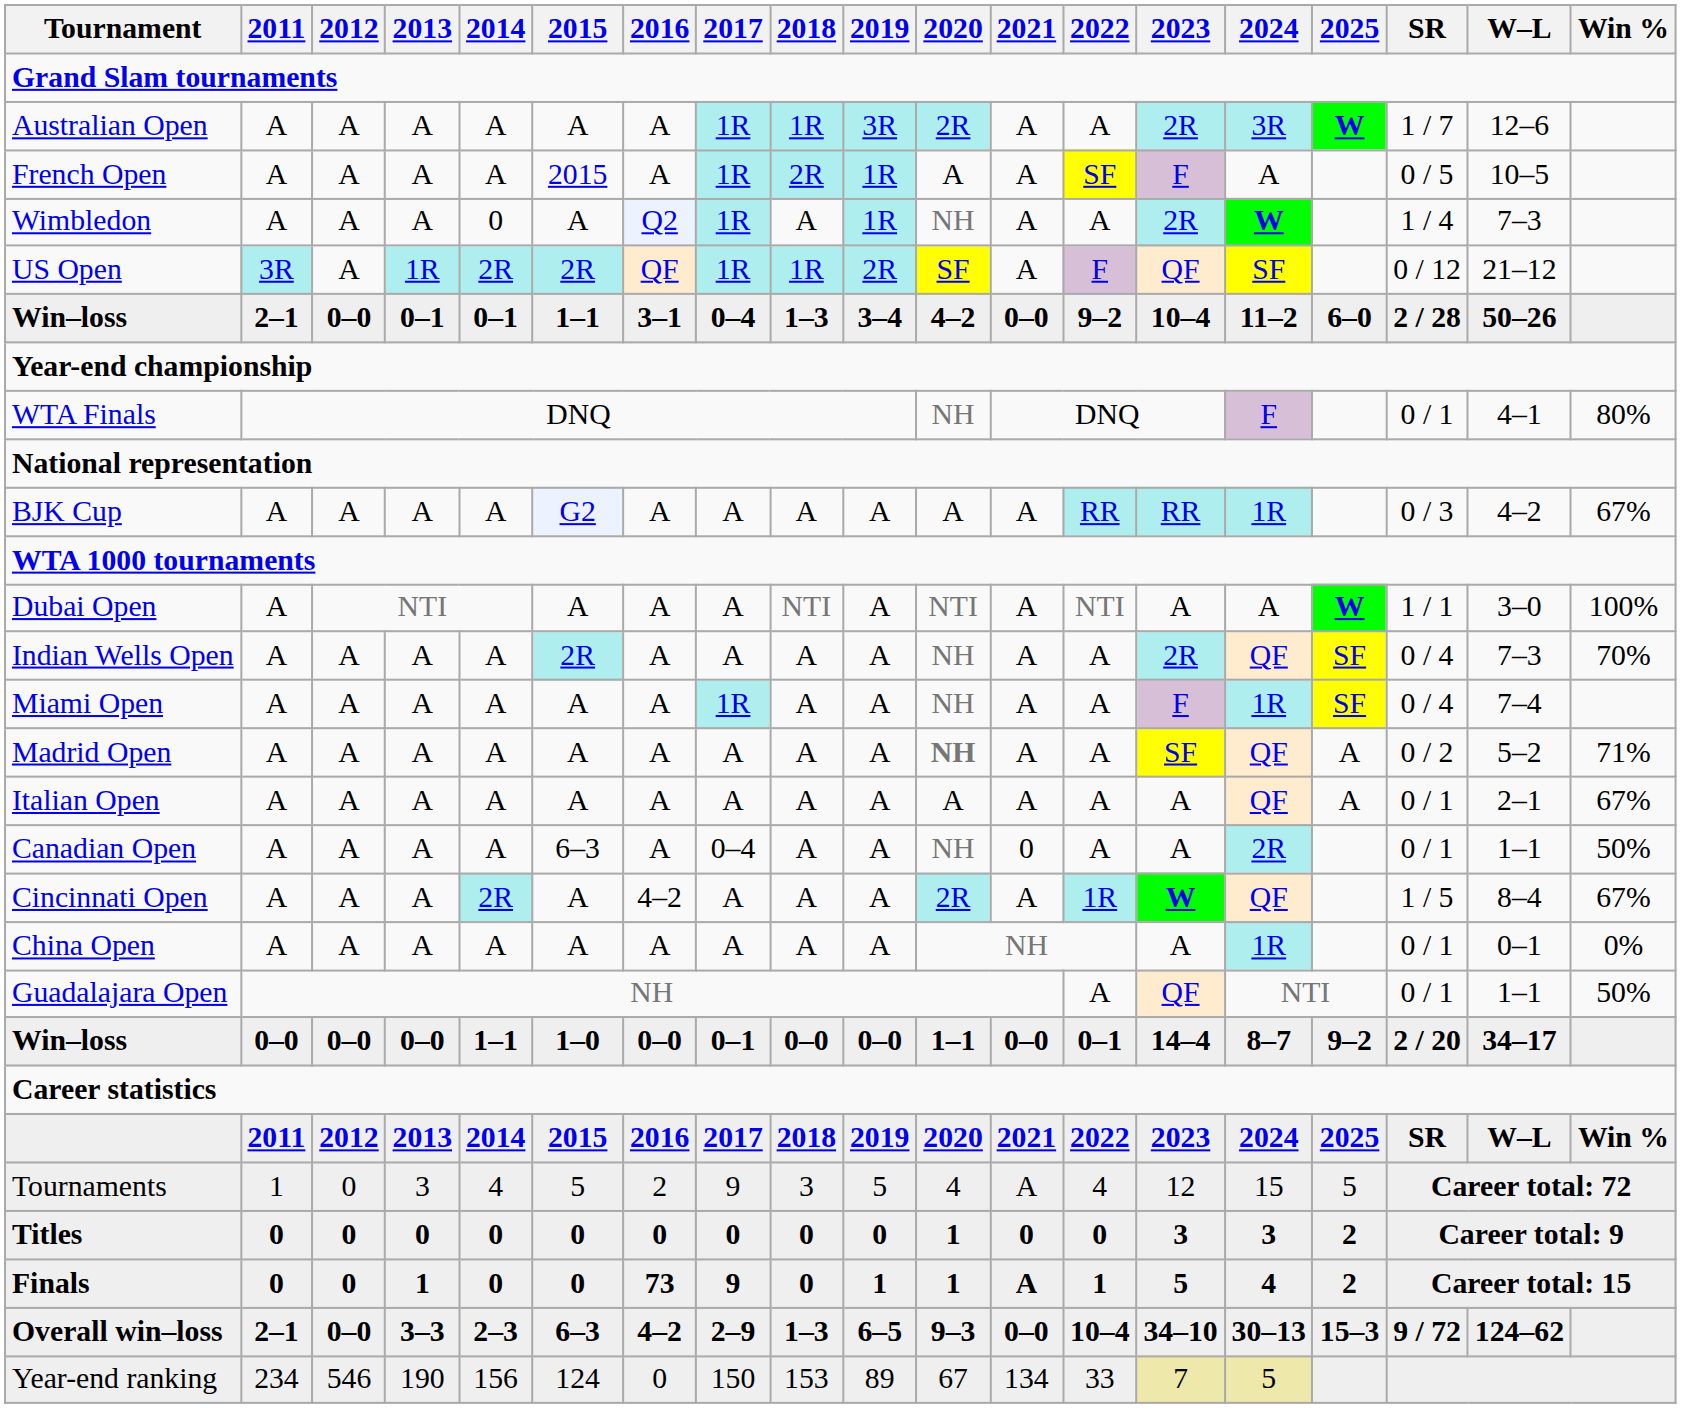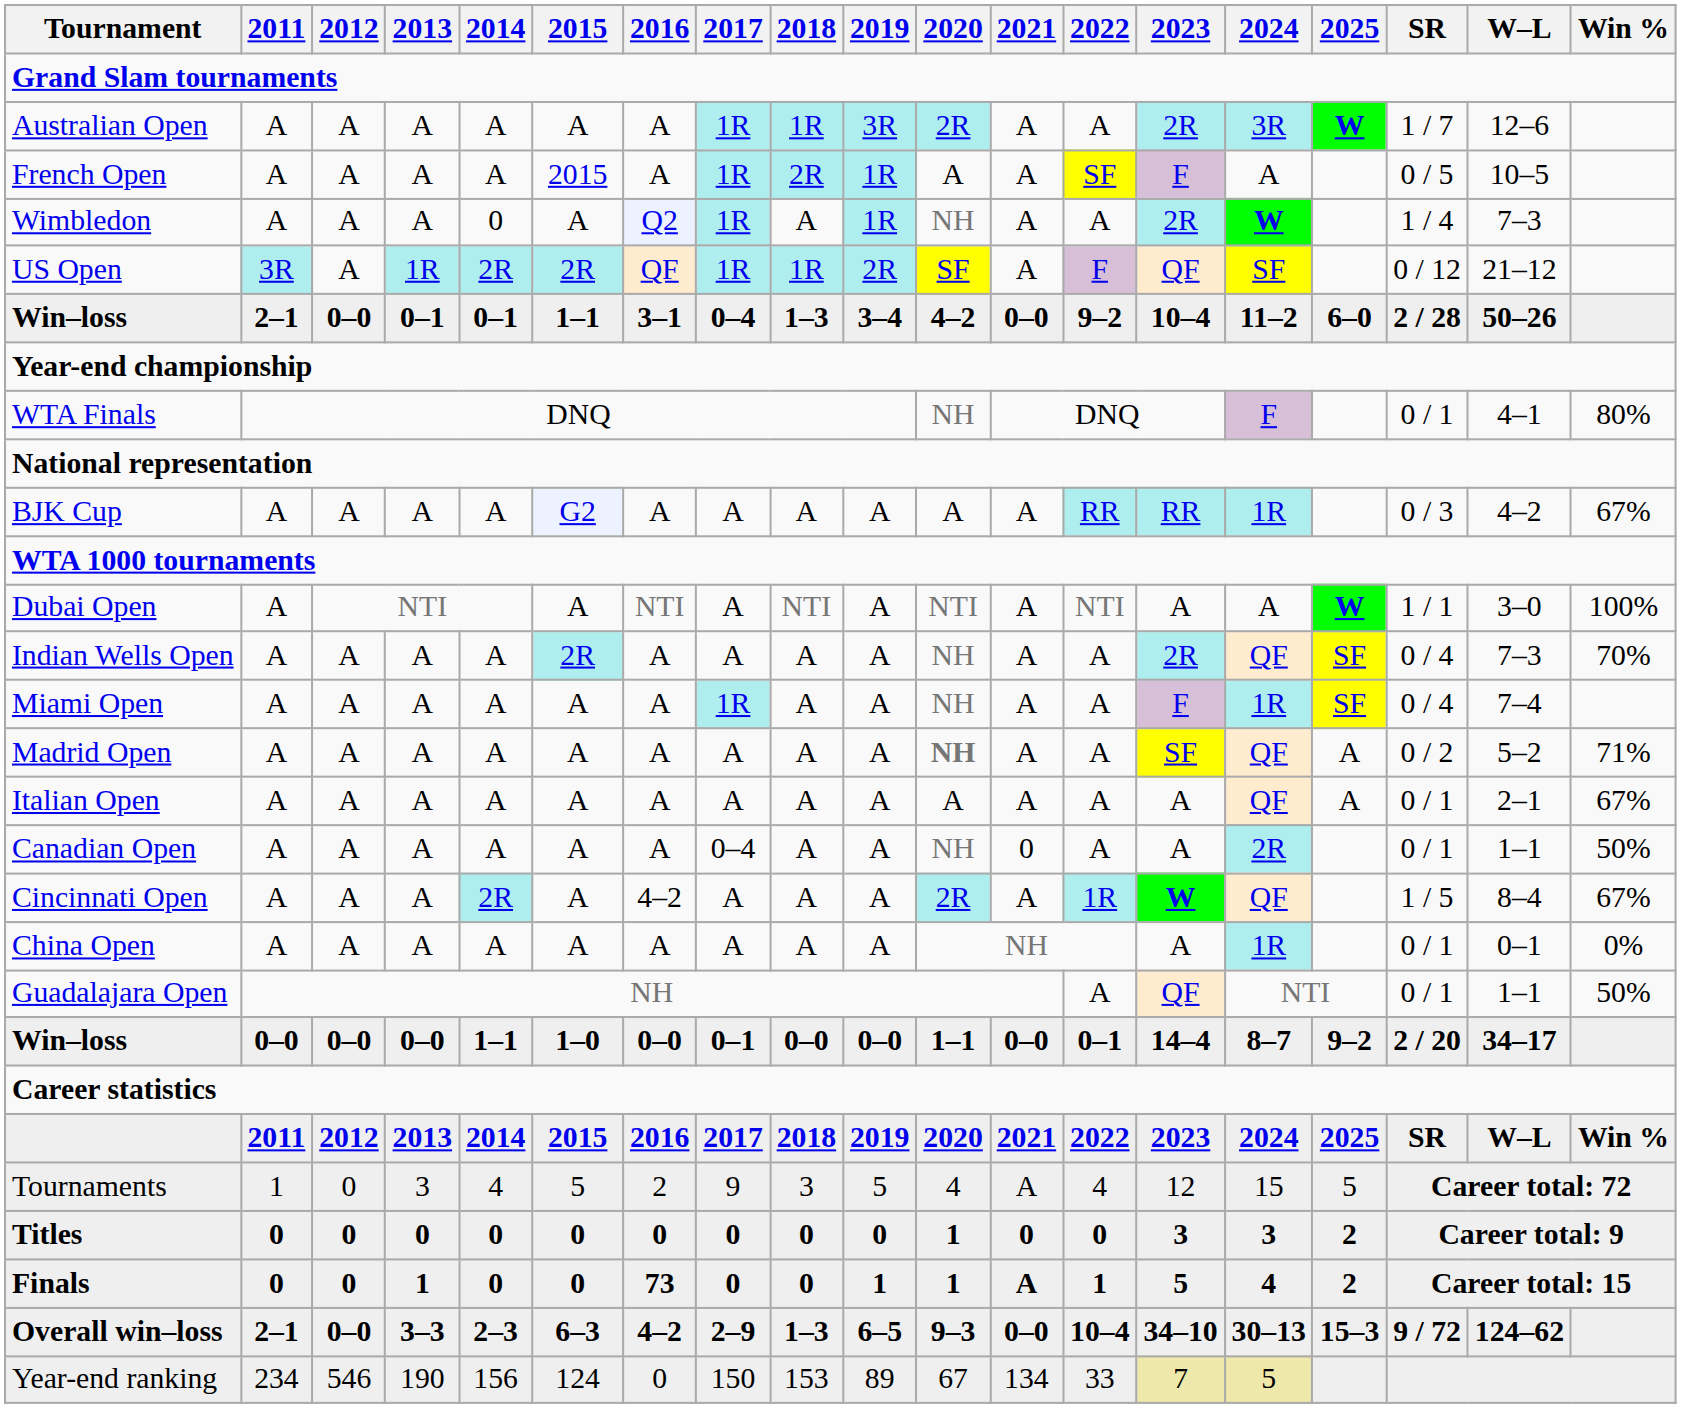(660, 607) A -> (660, 607) NTI
(578, 848) 6–3 -> (578, 848) A
(733, 1282) 9 -> (733, 1282) 0
